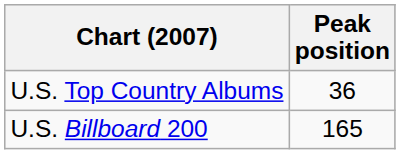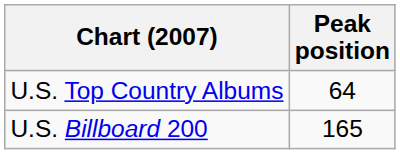(342, 90) 36 -> (342, 90) 64
